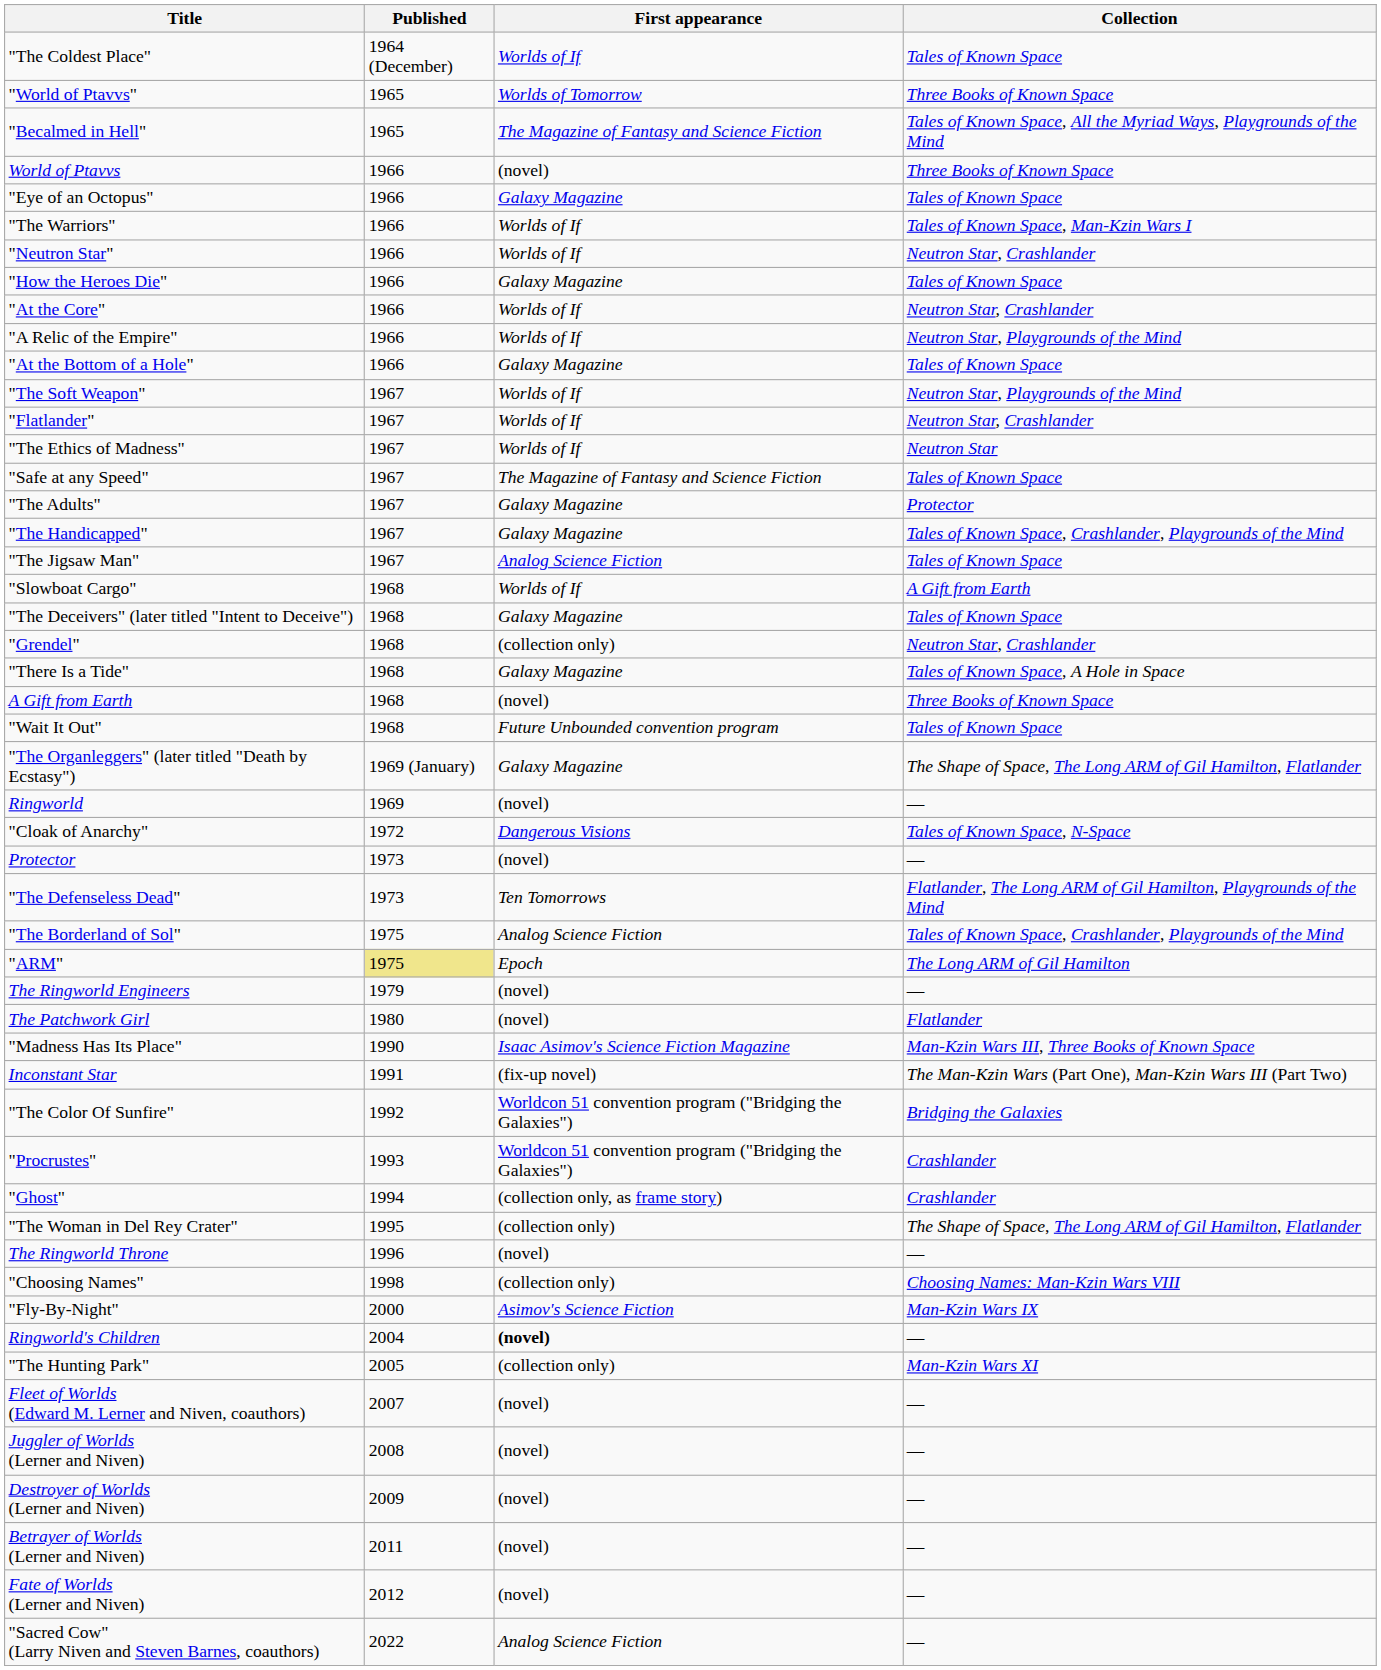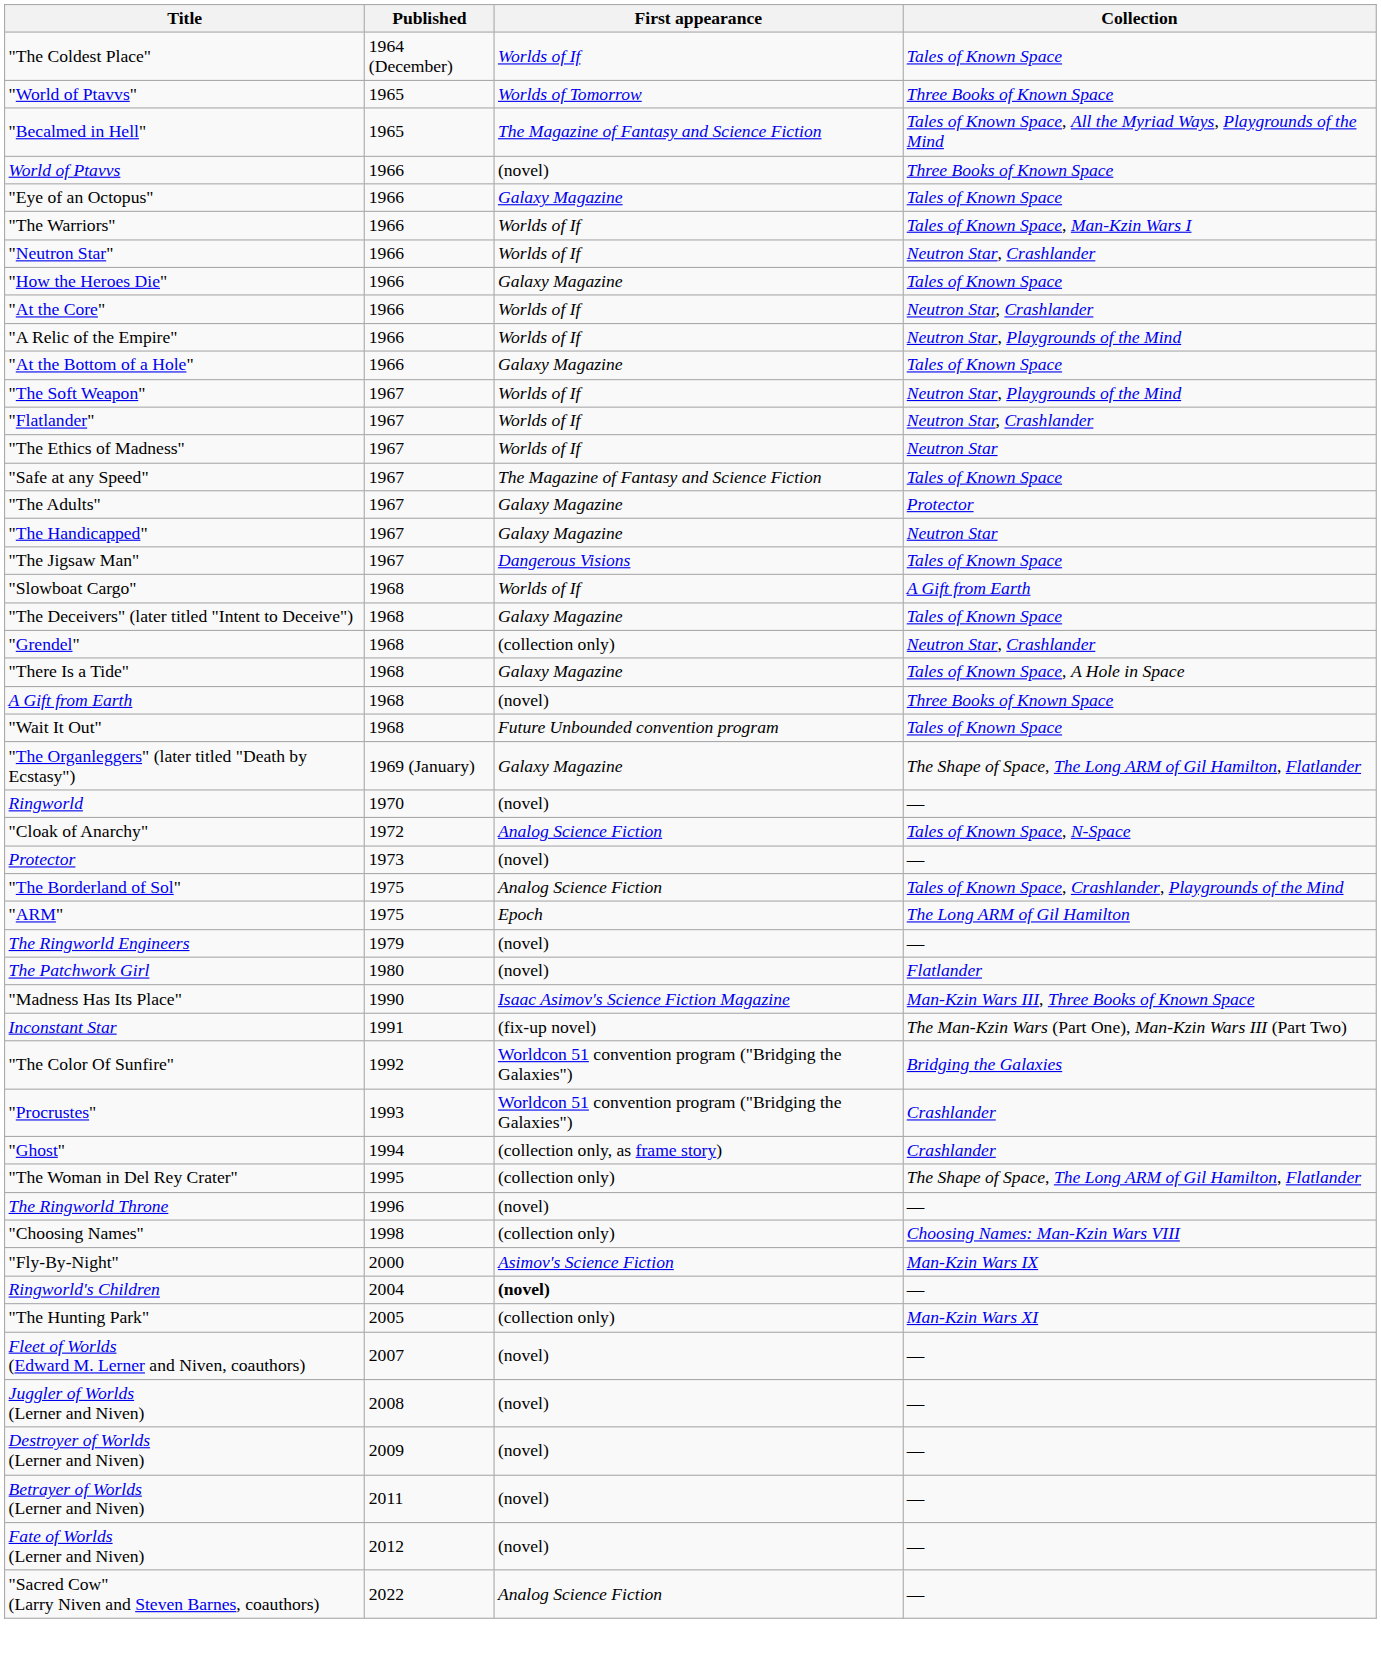(1125, 532) Tales of Known Space, Crashlander, Playgrounds of the Mind -> (952, 532) Neutron Star
(580, 560) Analog Science Fiction -> (564, 560) Dangerous Visions
(386, 803) 1969 -> (386, 803) 1970
(564, 831) Dangerous Visions -> (580, 831) Analog Science Fiction
- row: (94, 897)
(386, 962) khaki background -> (386, 915) no background
